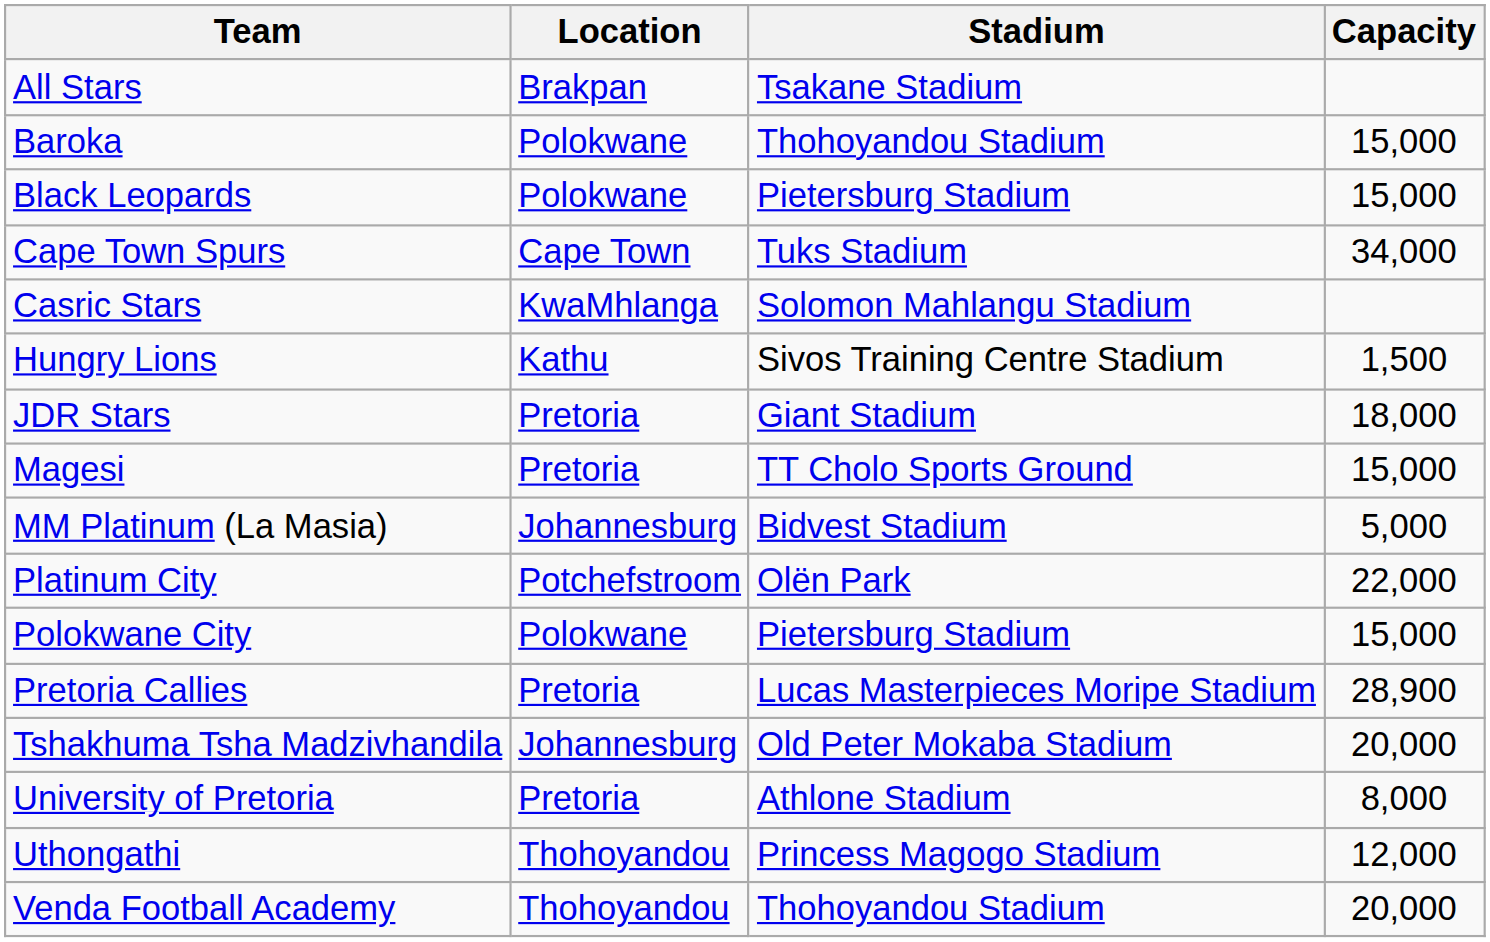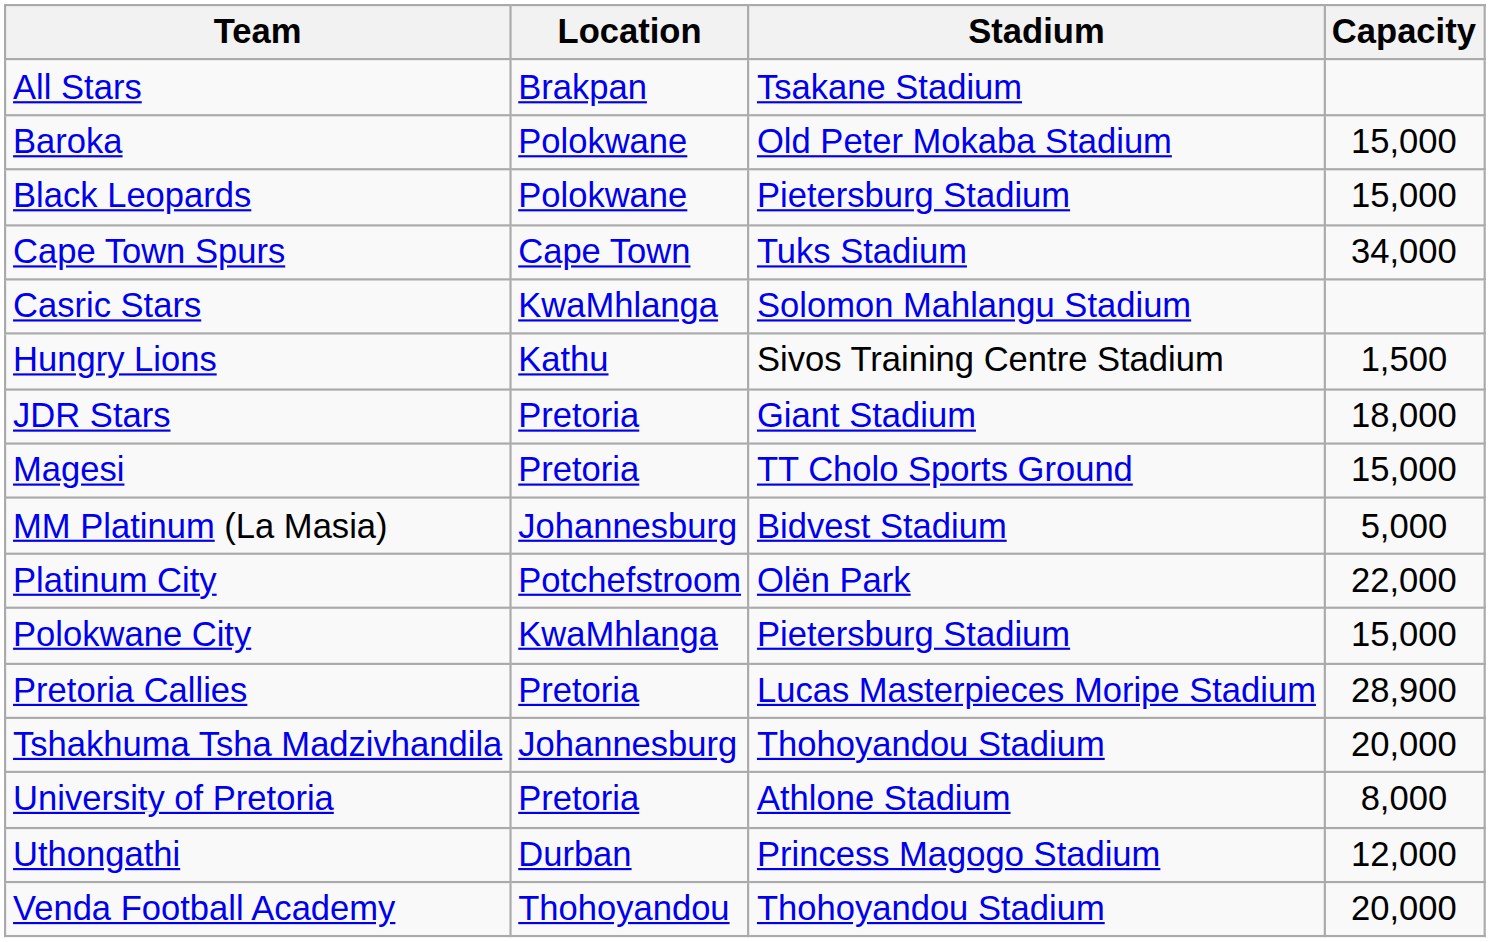(931, 141) Thohoyandou Stadium -> (964, 141) Old Peter Mokaba Stadium
(603, 634) Polokwane -> (618, 634) KwaMhlanga
(964, 744) Old Peter Mokaba Stadium -> (931, 744) Thohoyandou Stadium
(624, 854) Thohoyandou -> (575, 854) Durban
